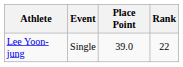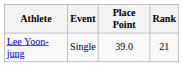(164, 47) 22 -> (164, 47) 21
